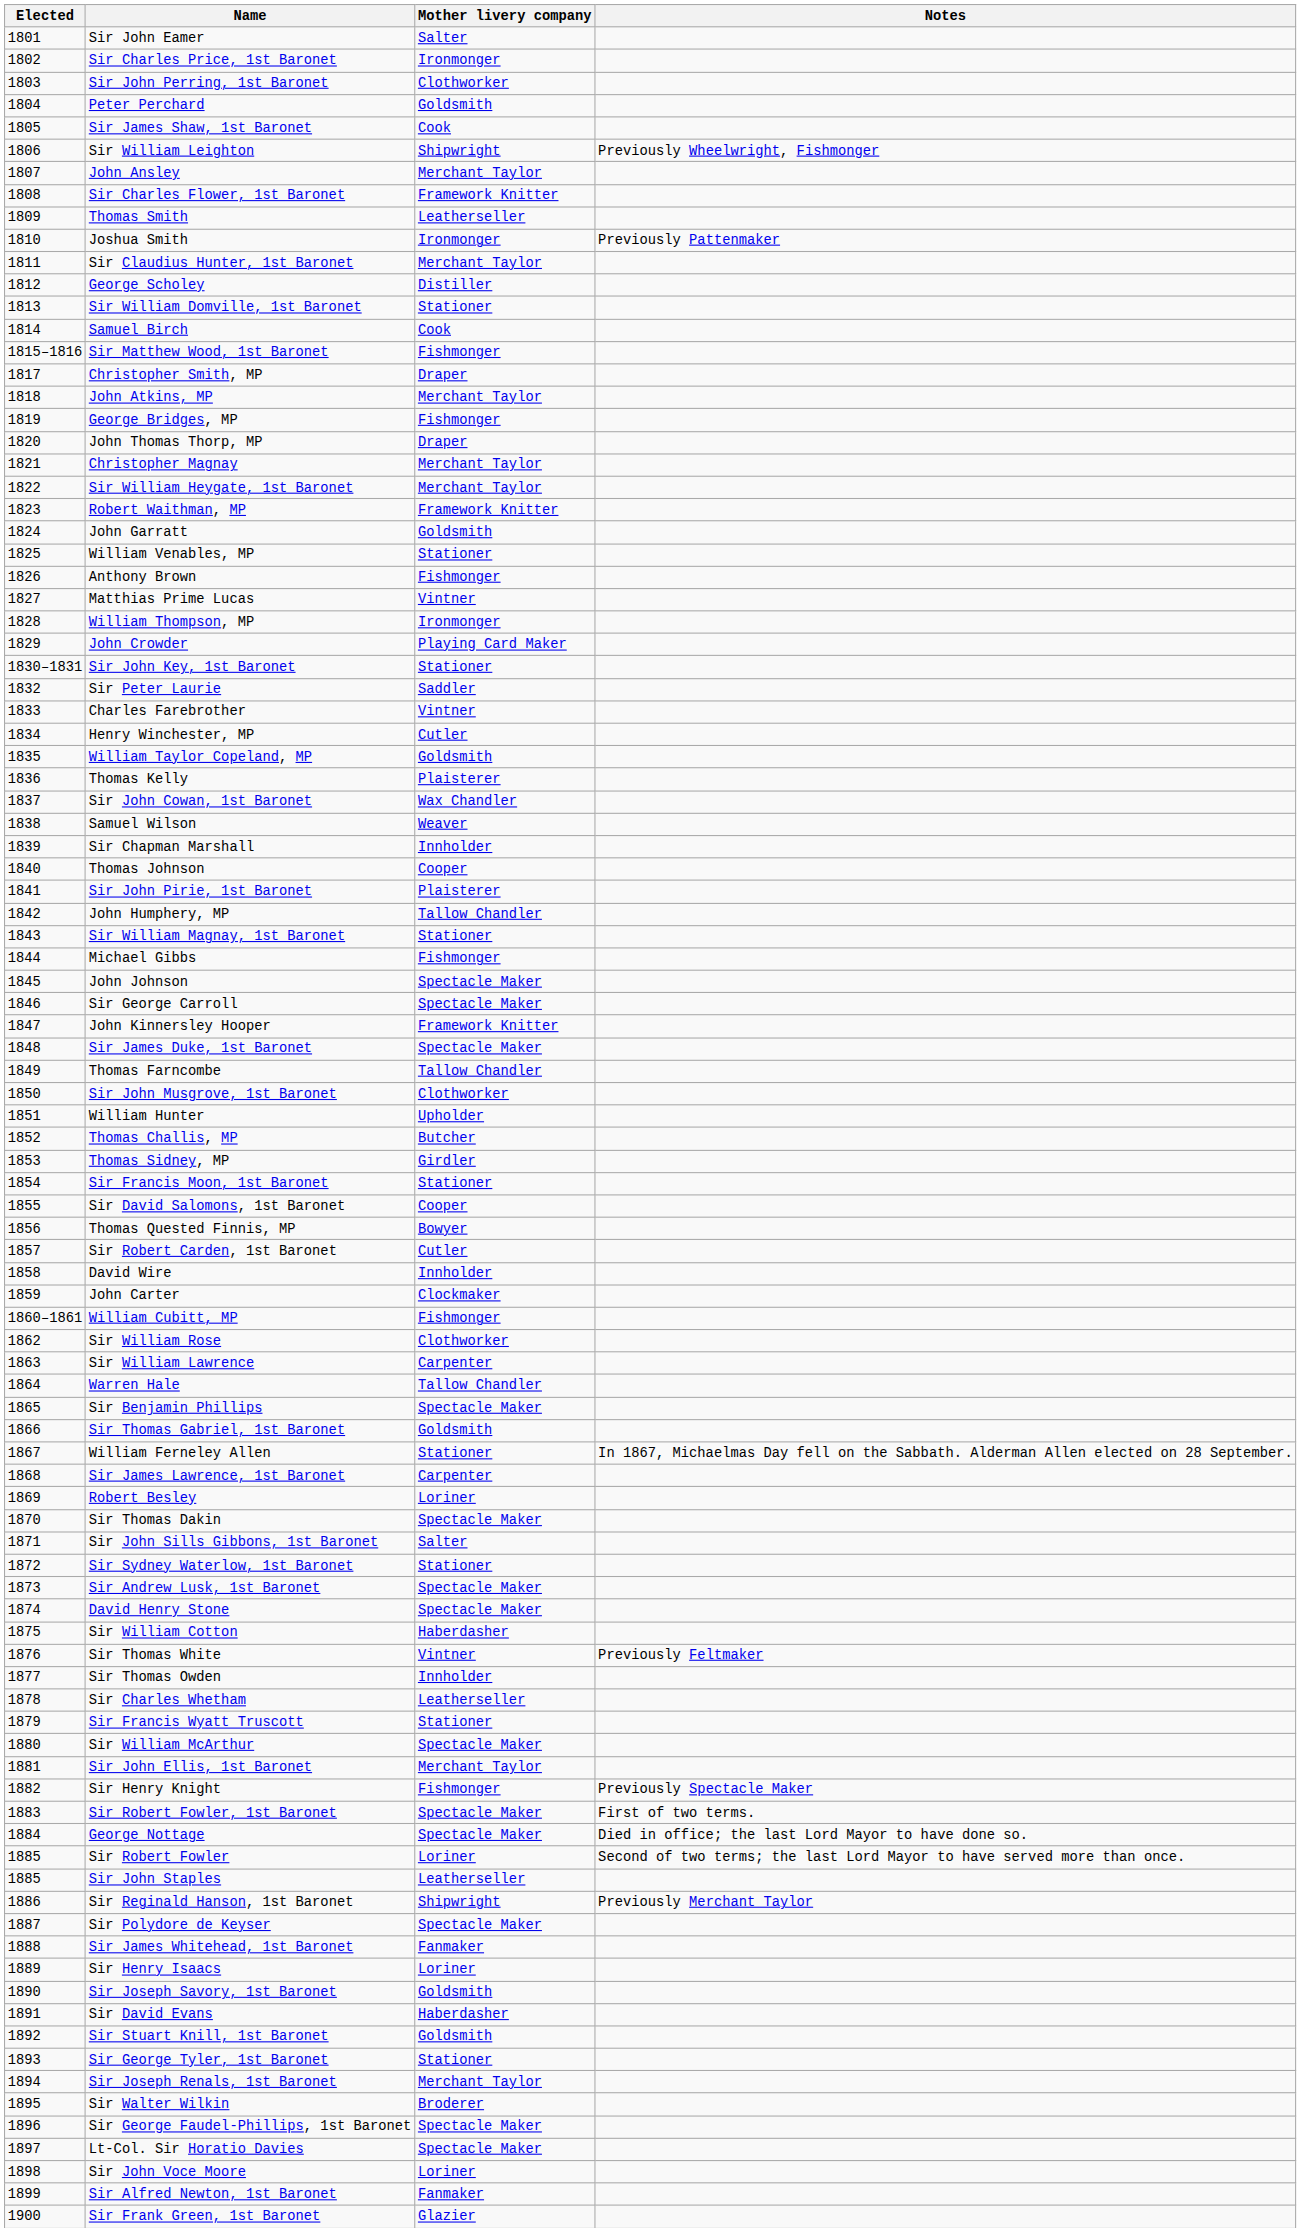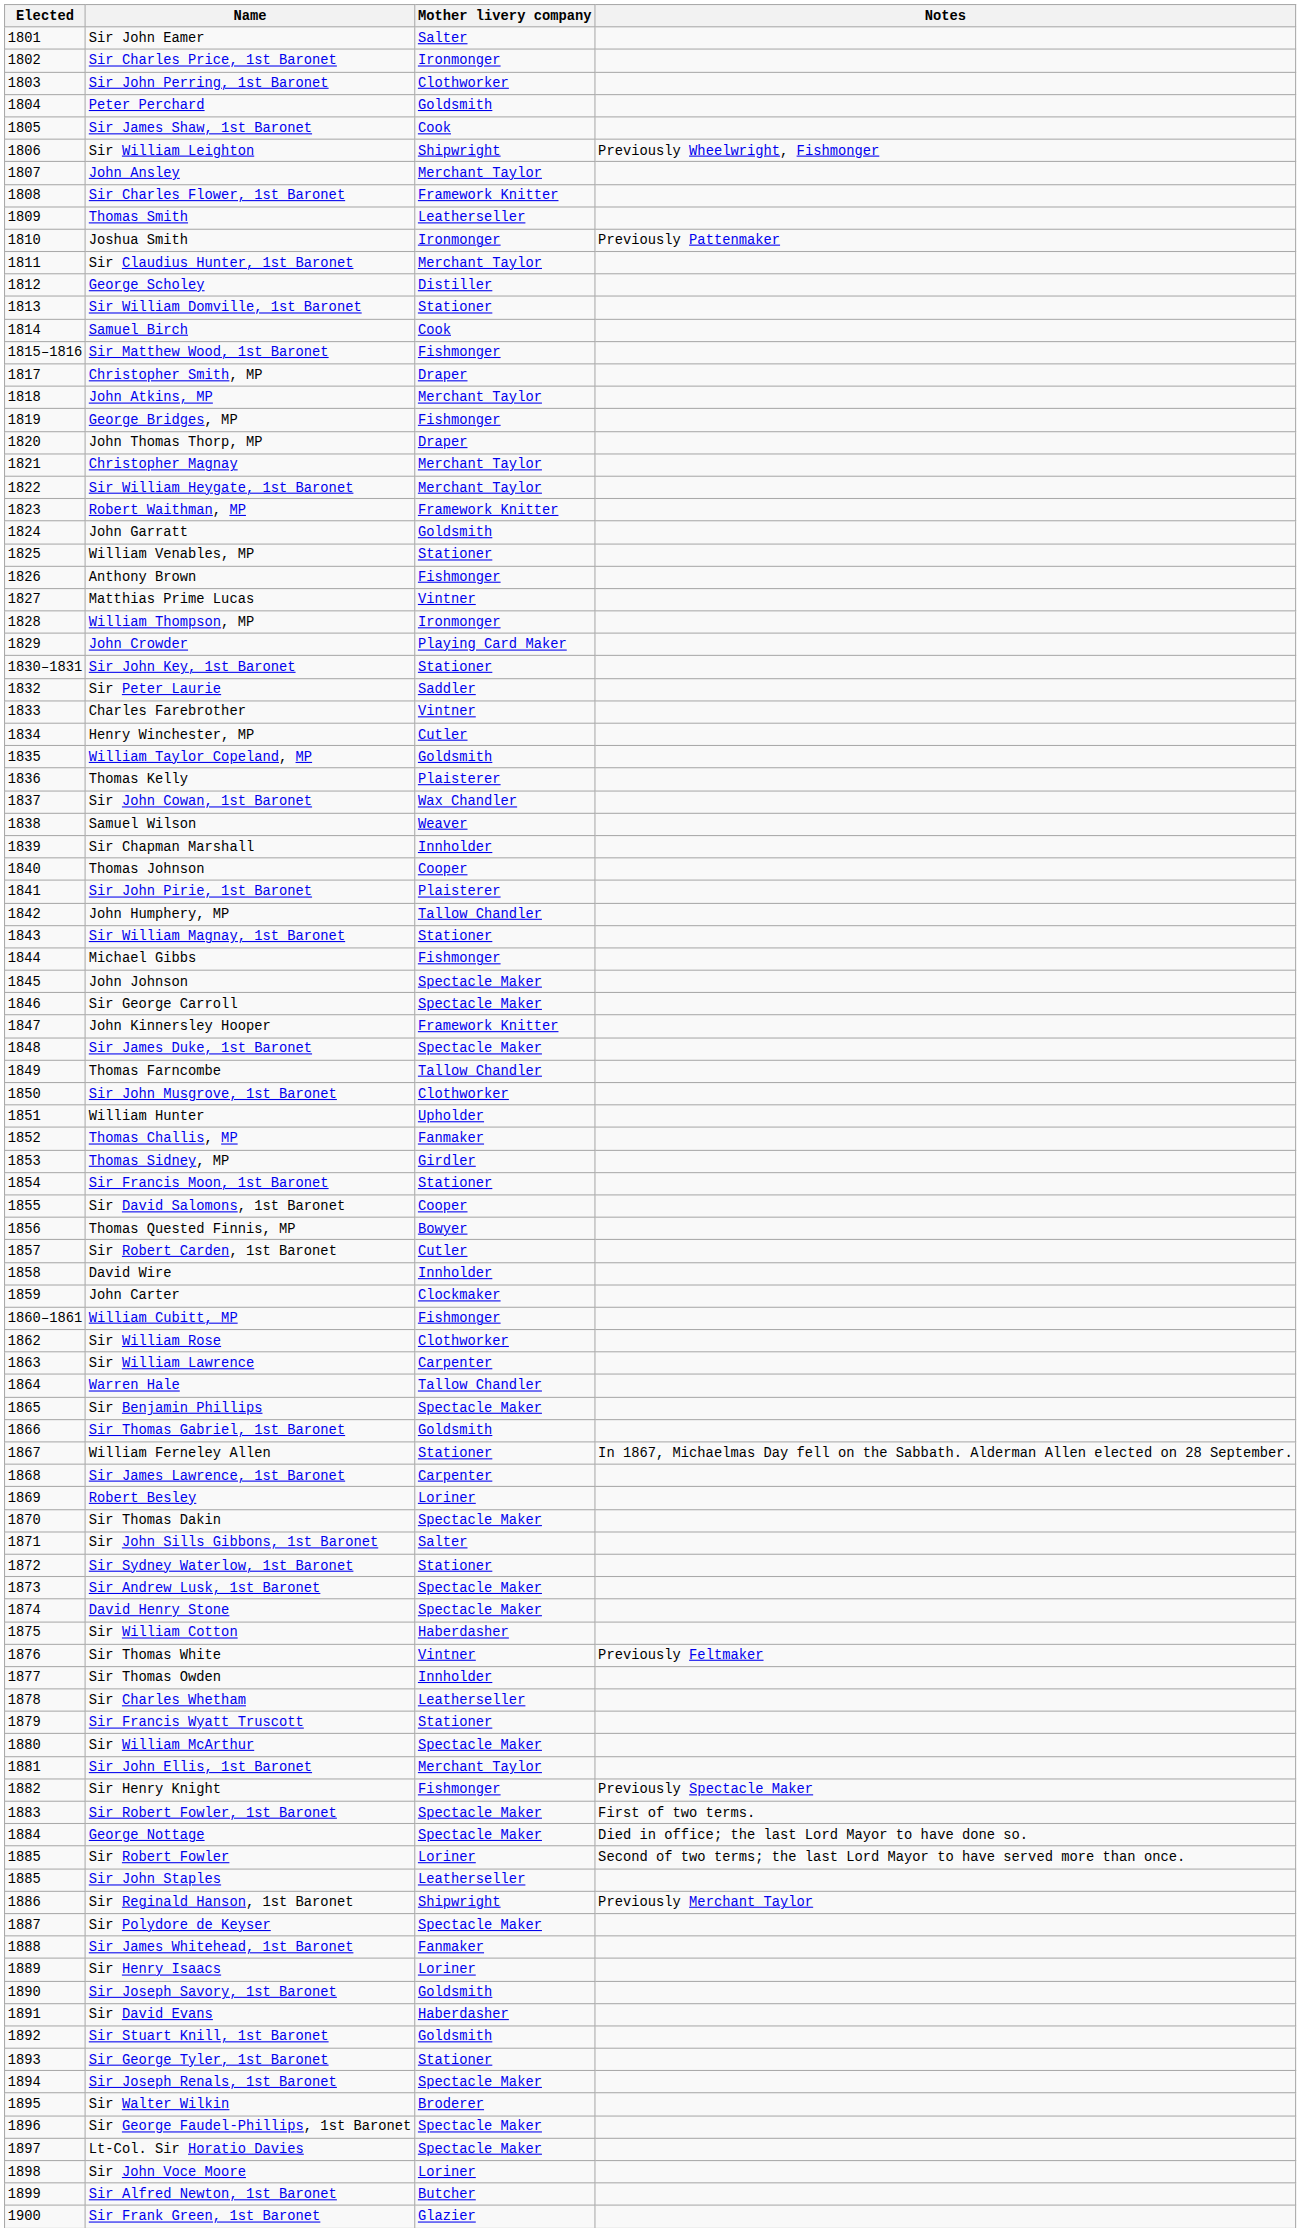(447, 1139) Butcher -> (451, 1139) Fanmaker
(480, 2082) Merchant Taylor -> (480, 2082) Spectacle Maker
(451, 2194) Fanmaker -> (447, 2194) Butcher
